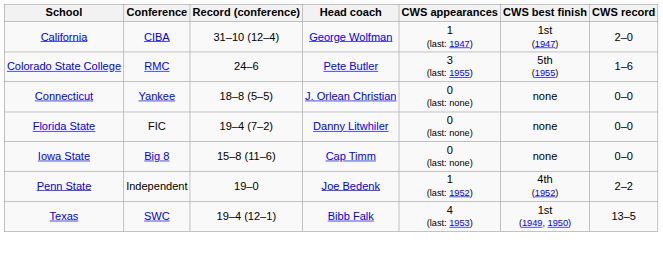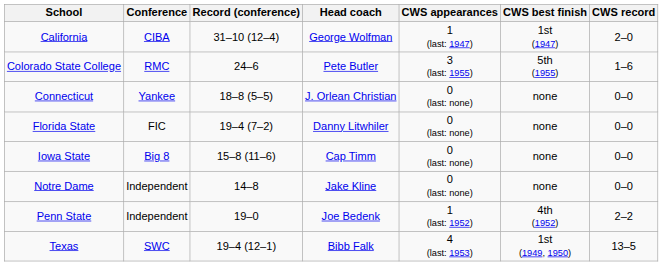+ row: (64, 186)
